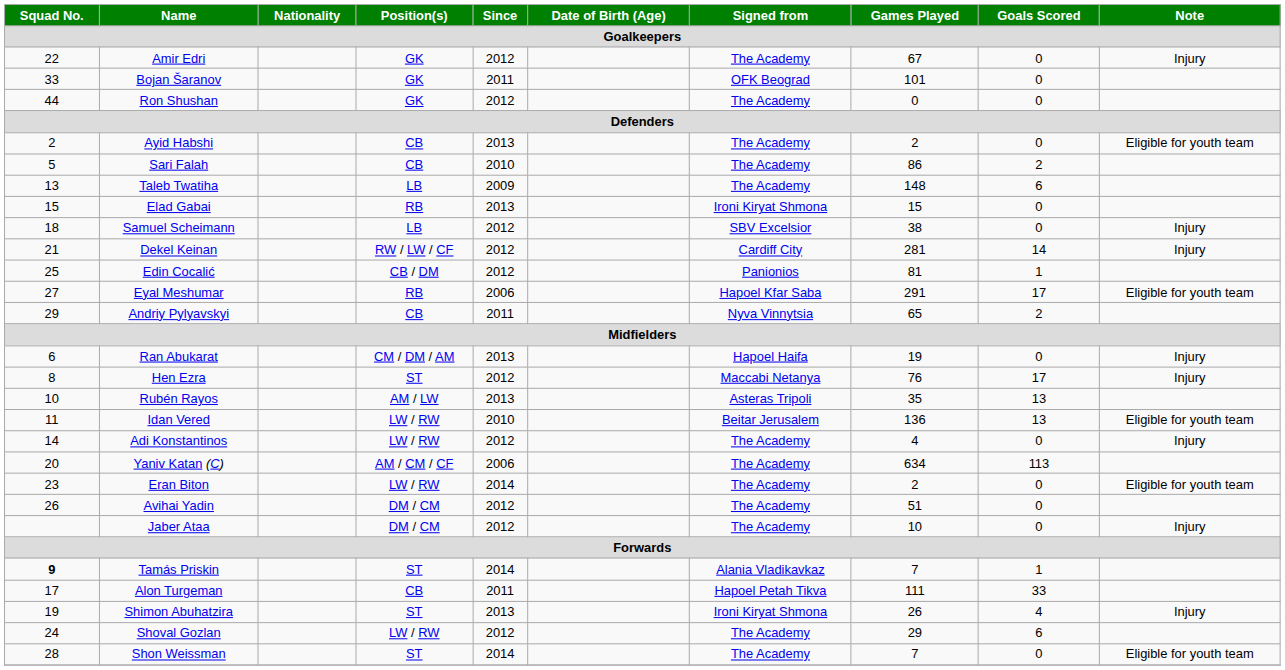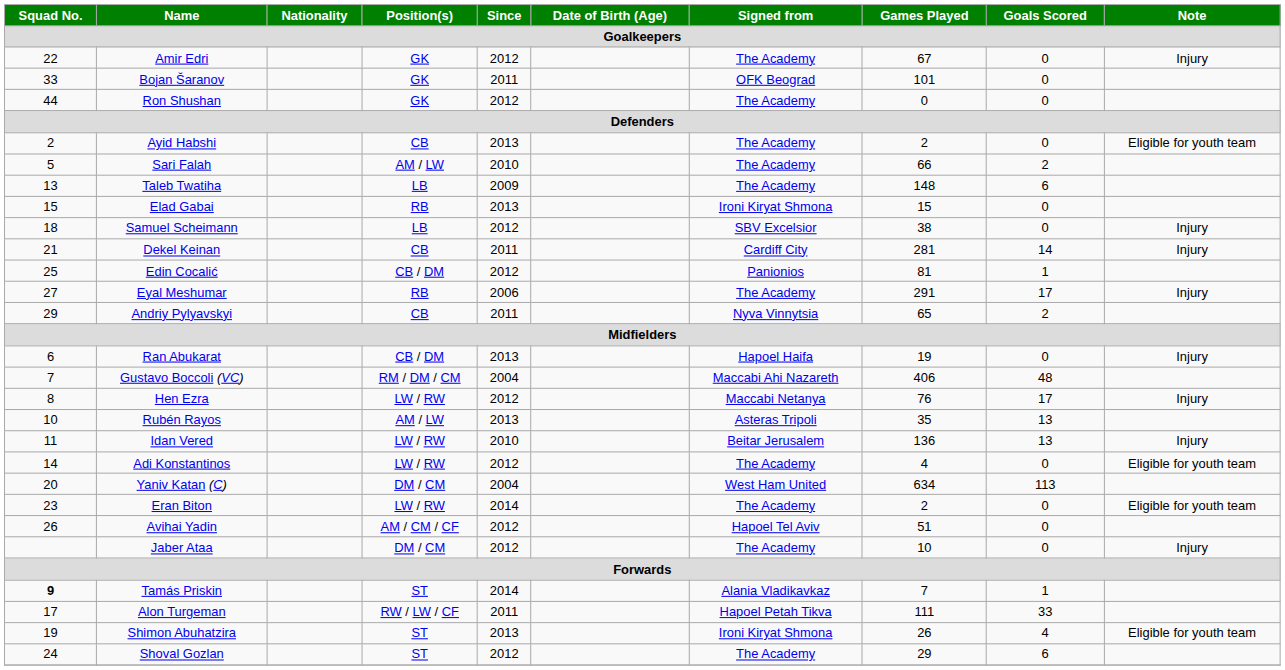(414, 164) CB -> (420, 164) AM / LW
(915, 164) 86 -> (924, 164) 66
(414, 249) RW / LW / CF -> (420, 249) CB
(500, 249) 2012 -> (504, 249) 2011
(770, 292) Hapoel Kfar Saba -> (776, 292) The Academy
(1190, 292) Eligible for youth team -> (1192, 292) Injury
(414, 356) CM / DM / AM -> (420, 356) CB / DM
+ row: (182, 377)
(414, 377) ST -> (420, 398) LW / RW
(1190, 420) Eligible for youth team -> (1192, 441) Injury
(1190, 441) Injury -> (1192, 462) Eligible for youth team
(414, 462) AM / CM / CF -> (420, 484) DM / CM
(500, 462) 2006 -> (504, 484) 2004
(770, 462) The Academy -> (776, 484) West Ham United
(414, 505) DM / CM -> (420, 526) AM / CM / CF
(770, 505) The Academy -> (776, 526) Hapoel Tel Aviv
(414, 590) CB -> (420, 611) RW / LW / CF
(1190, 611) Injury -> (1192, 633) Eligible for youth team
(414, 633) LW / RW -> (420, 654) ST
- row: (179, 654)
